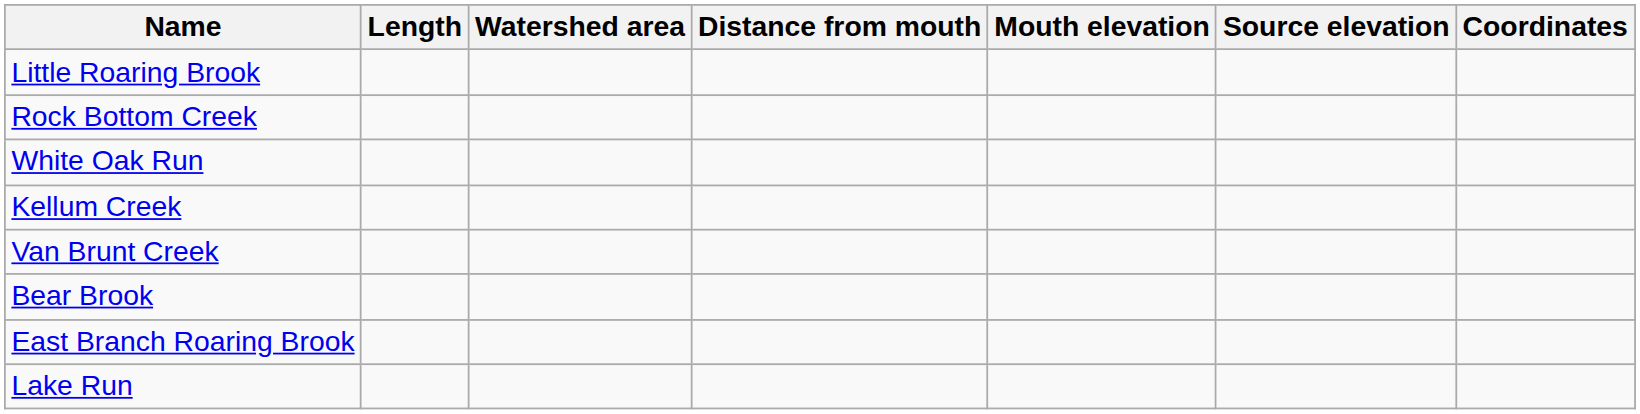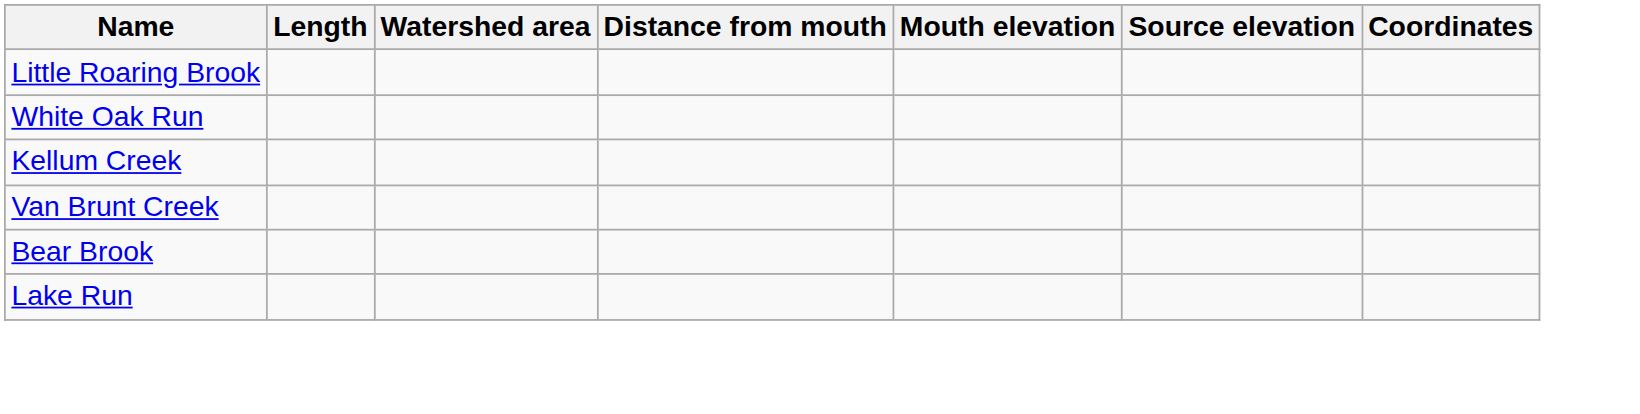- row: (134, 116)
- row: (183, 341)
